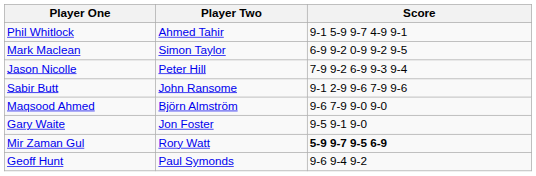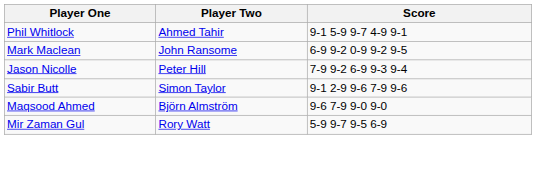(192, 50) Simon Taylor -> (198, 50) John Ransome
(198, 87) John Ransome -> (192, 87) Simon Taylor
- row: (36, 124)
(348, 143) bold -> (348, 124) normal
- row: (35, 161)
